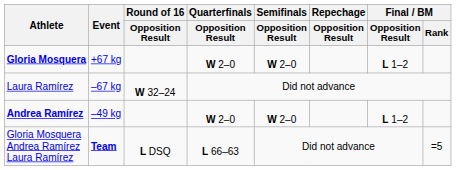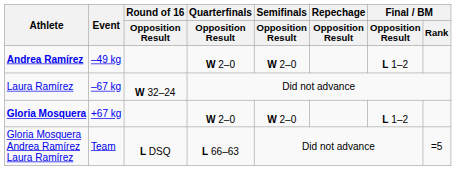rows swapped: (45, 114) <-> (46, 60)
(104, 147) bold -> (103, 147) normal
